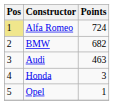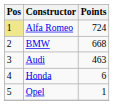(99, 43) 682 -> (99, 43) 668
(104, 75) 3 -> (104, 75) 6
